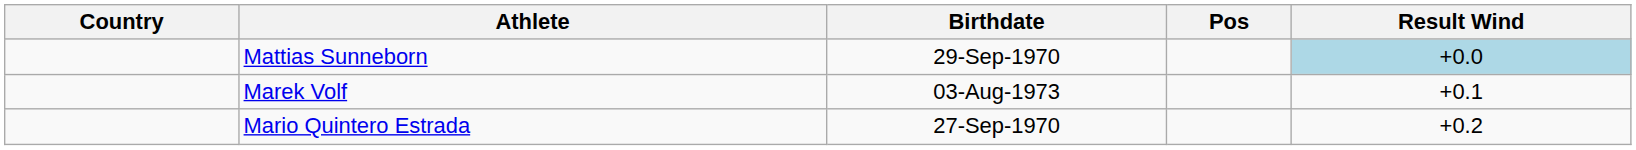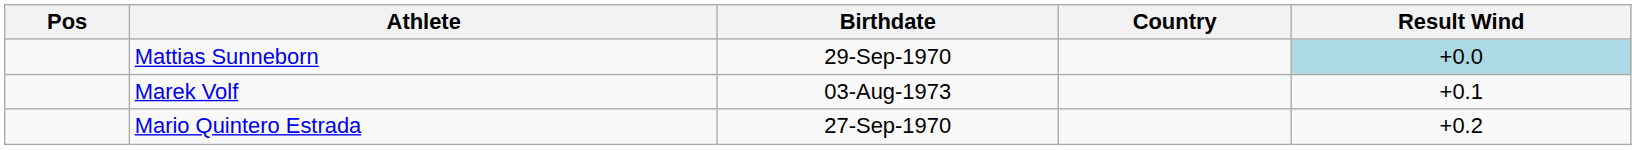columns swapped: (1229, 21) <-> (122, 21)
